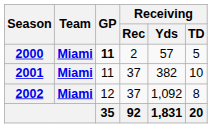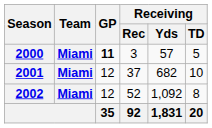(134, 53) 2 -> (134, 53) 3
(108, 73) 11 -> (108, 73) 12
(167, 73) 382 -> (167, 73) 682
(134, 93) 37 -> (134, 93) 52
